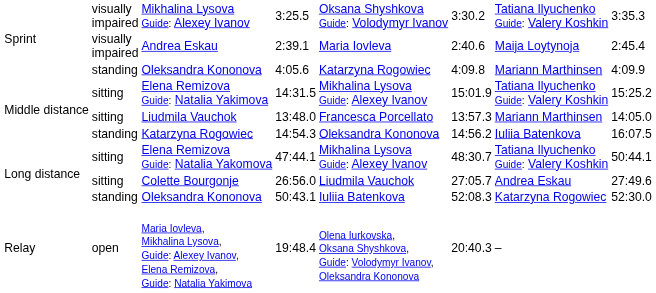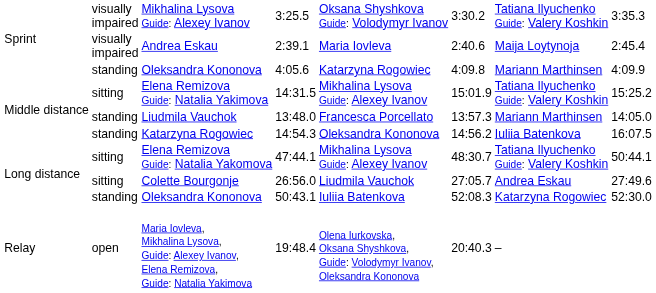(108, 117) sitting -> (115, 117) standing
